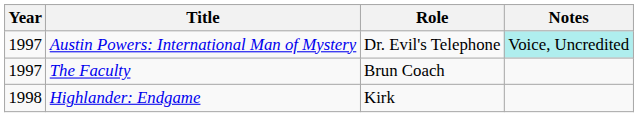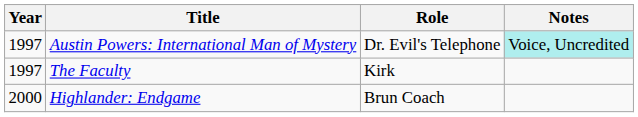(404, 71) Brun Coach -> (379, 71) Kirk
(25, 97) 1998 -> (25, 97) 2000
(379, 97) Kirk -> (404, 97) Brun Coach
